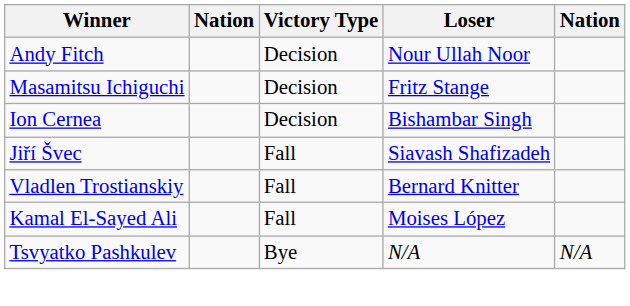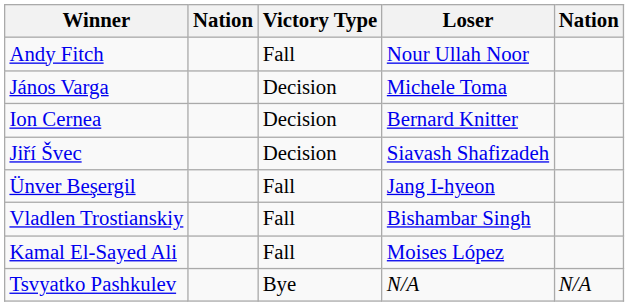(301, 53) Decision -> (279, 53) Fall
- row: (97, 86)
+ row: (59, 86)
(460, 119) Bishambar Singh -> (452, 119) Bernard Knitter
(280, 152) Fall -> (300, 152) Decision
+ row: (73, 185)
(453, 185) Bernard Knitter -> (459, 218) Bishambar Singh
